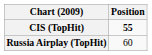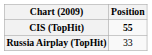(128, 43) 60 -> (128, 43) 33
